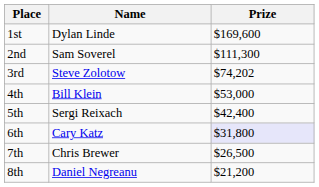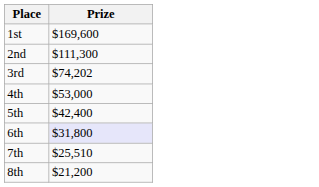- column: (130, 14)
(234, 152) $26,500 -> (72, 152) $25,510
